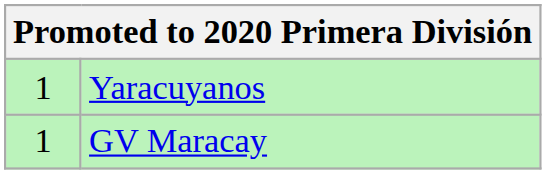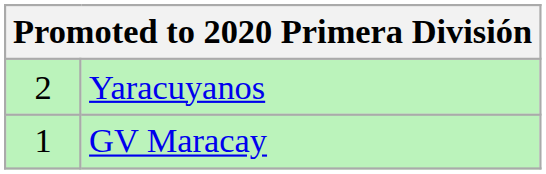(43, 86) 1 -> (43, 86) 2
